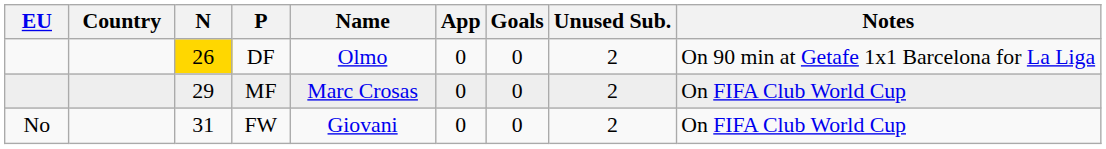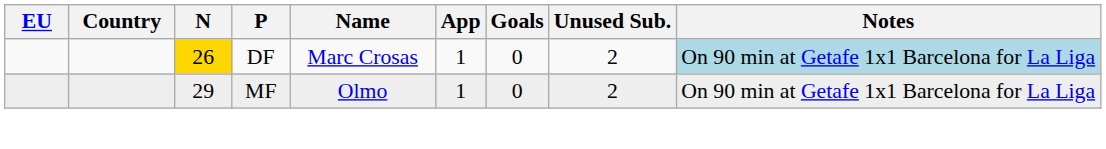(363, 56) Olmo -> (363, 56) Marc Crosas
(461, 56) 0 -> (461, 56) 1
(888, 56) no background -> (888, 56) lightblue background
(363, 90) Marc Crosas -> (363, 90) Olmo
(461, 90) 0 -> (461, 90) 1
(794, 90) On FIFA Club World Cup -> (888, 90) On 90 min at Getafe 1x1 Barcelona for La Liga
- row: (261, 125)
